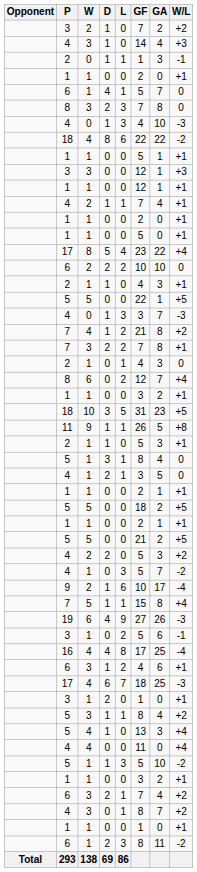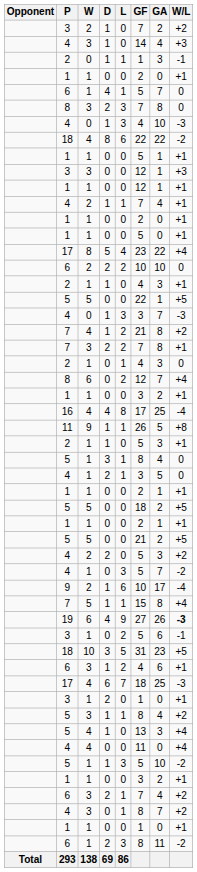rows swapped: (67, 651) <-> (67, 412)
(181, 619) normal -> (181, 619) bold
